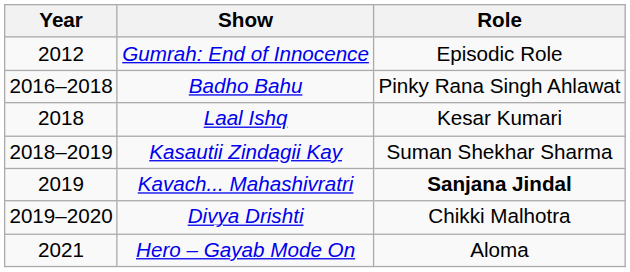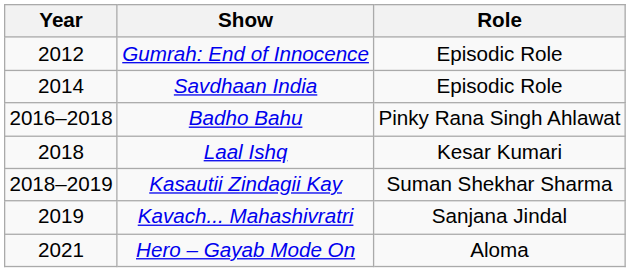+ row: (246, 86)
(499, 184) bold -> (499, 217) normal
- row: (246, 217)
